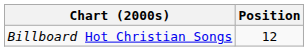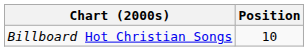(269, 36) 12 -> (269, 36) 10
